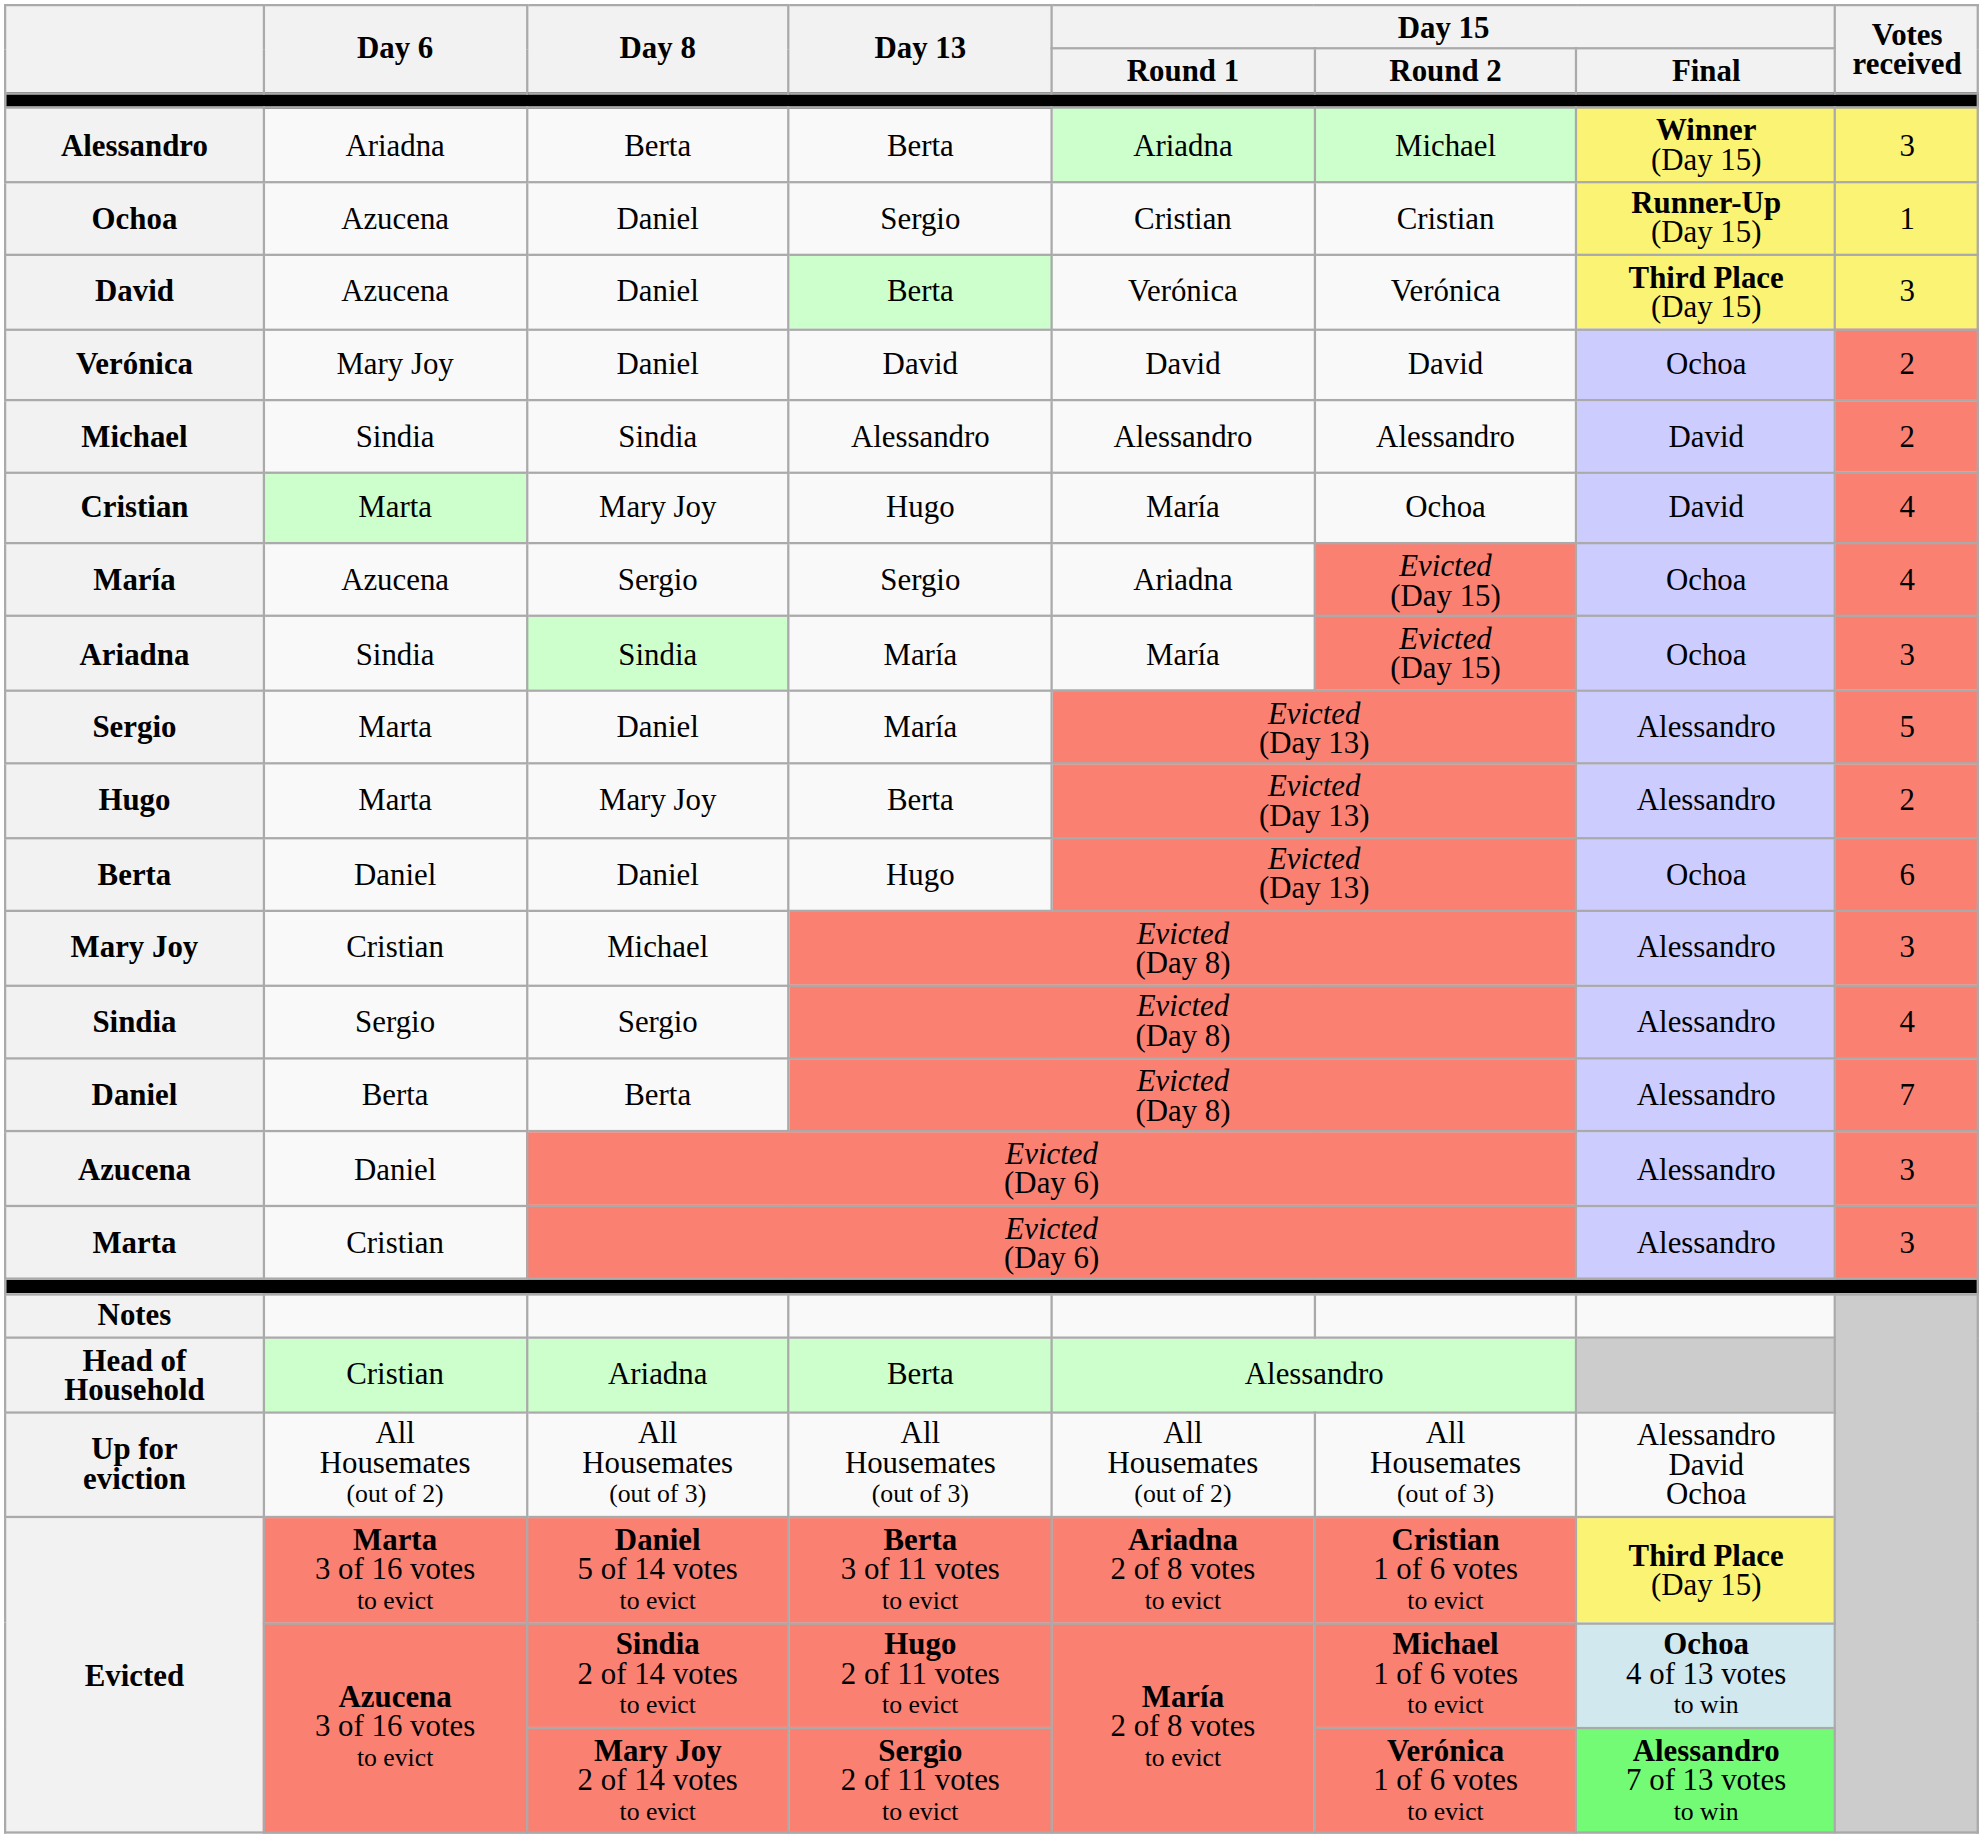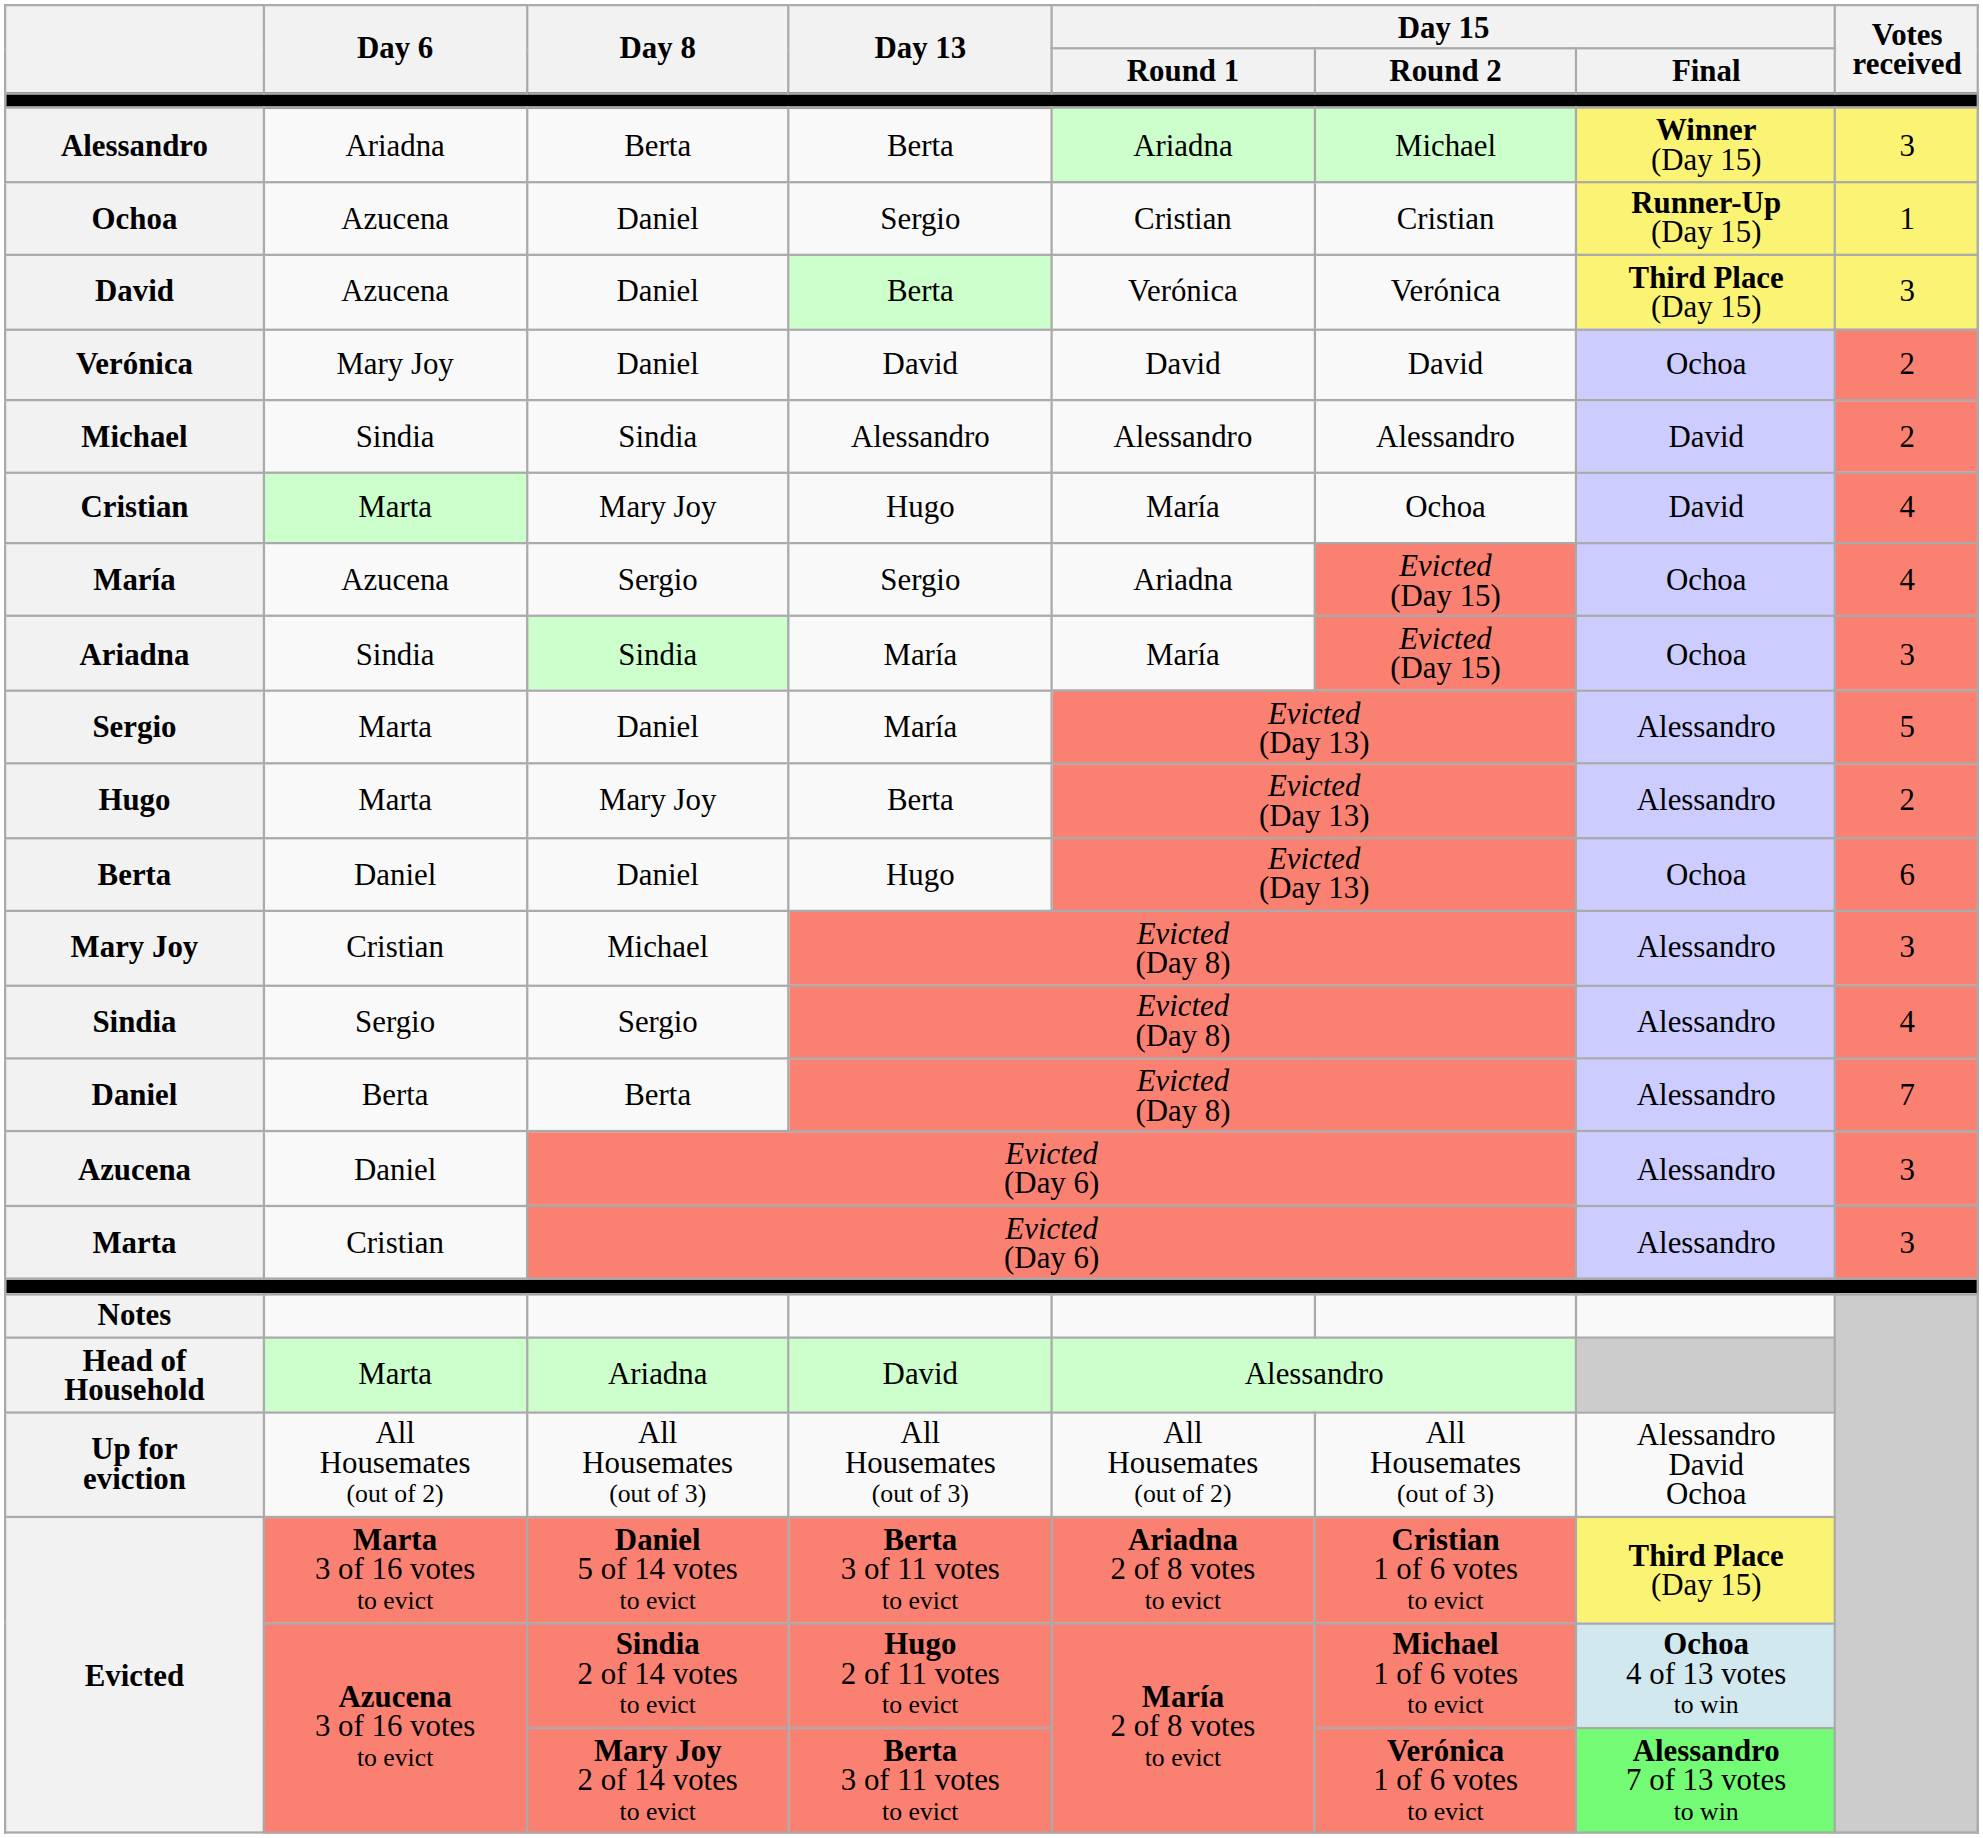(395, 1374) Cristian -> (395, 1374) Marta
(920, 1374) Berta -> (920, 1374) David
(920, 1778) Sergio 2 of 11 votes to evict -> (920, 1778) Berta 3 of 11 votes to evict
